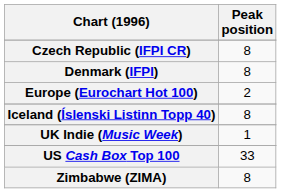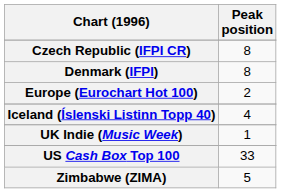(247, 114) 8 -> (247, 114) 4
(247, 177) 8 -> (247, 177) 5
